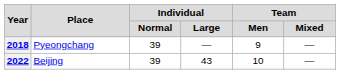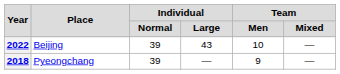rows swapped: (18, 44) <-> (18, 60)
